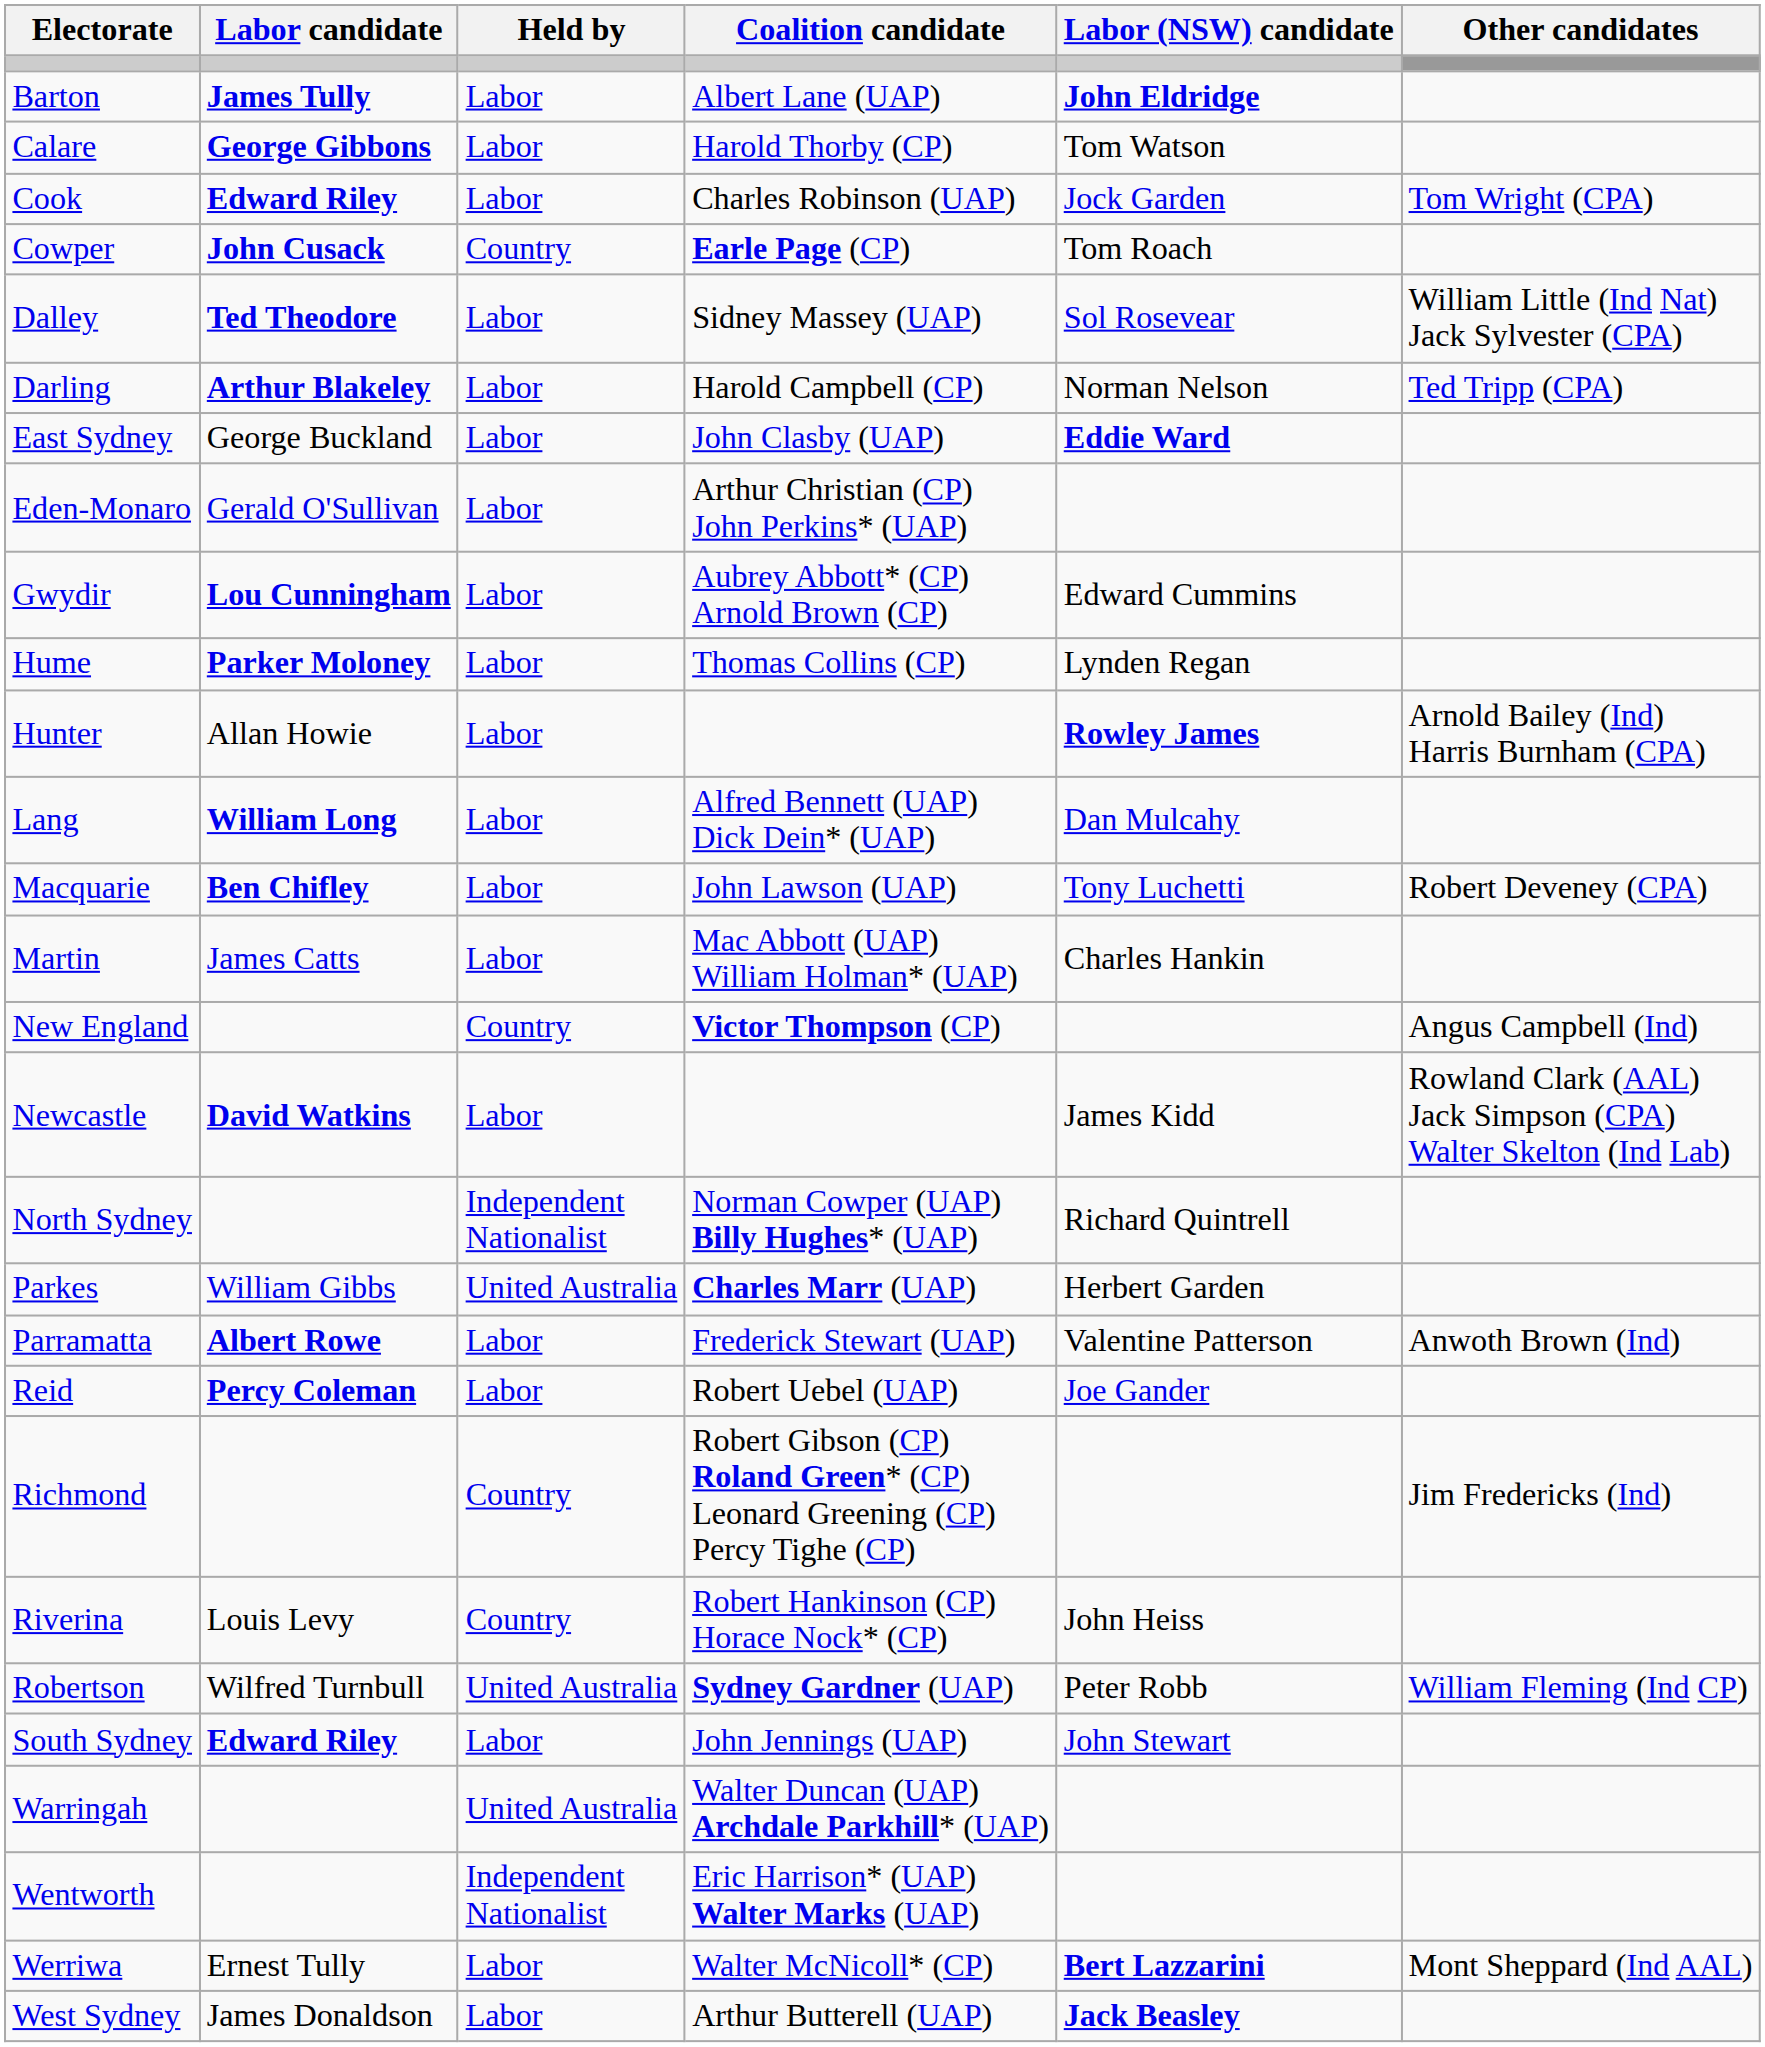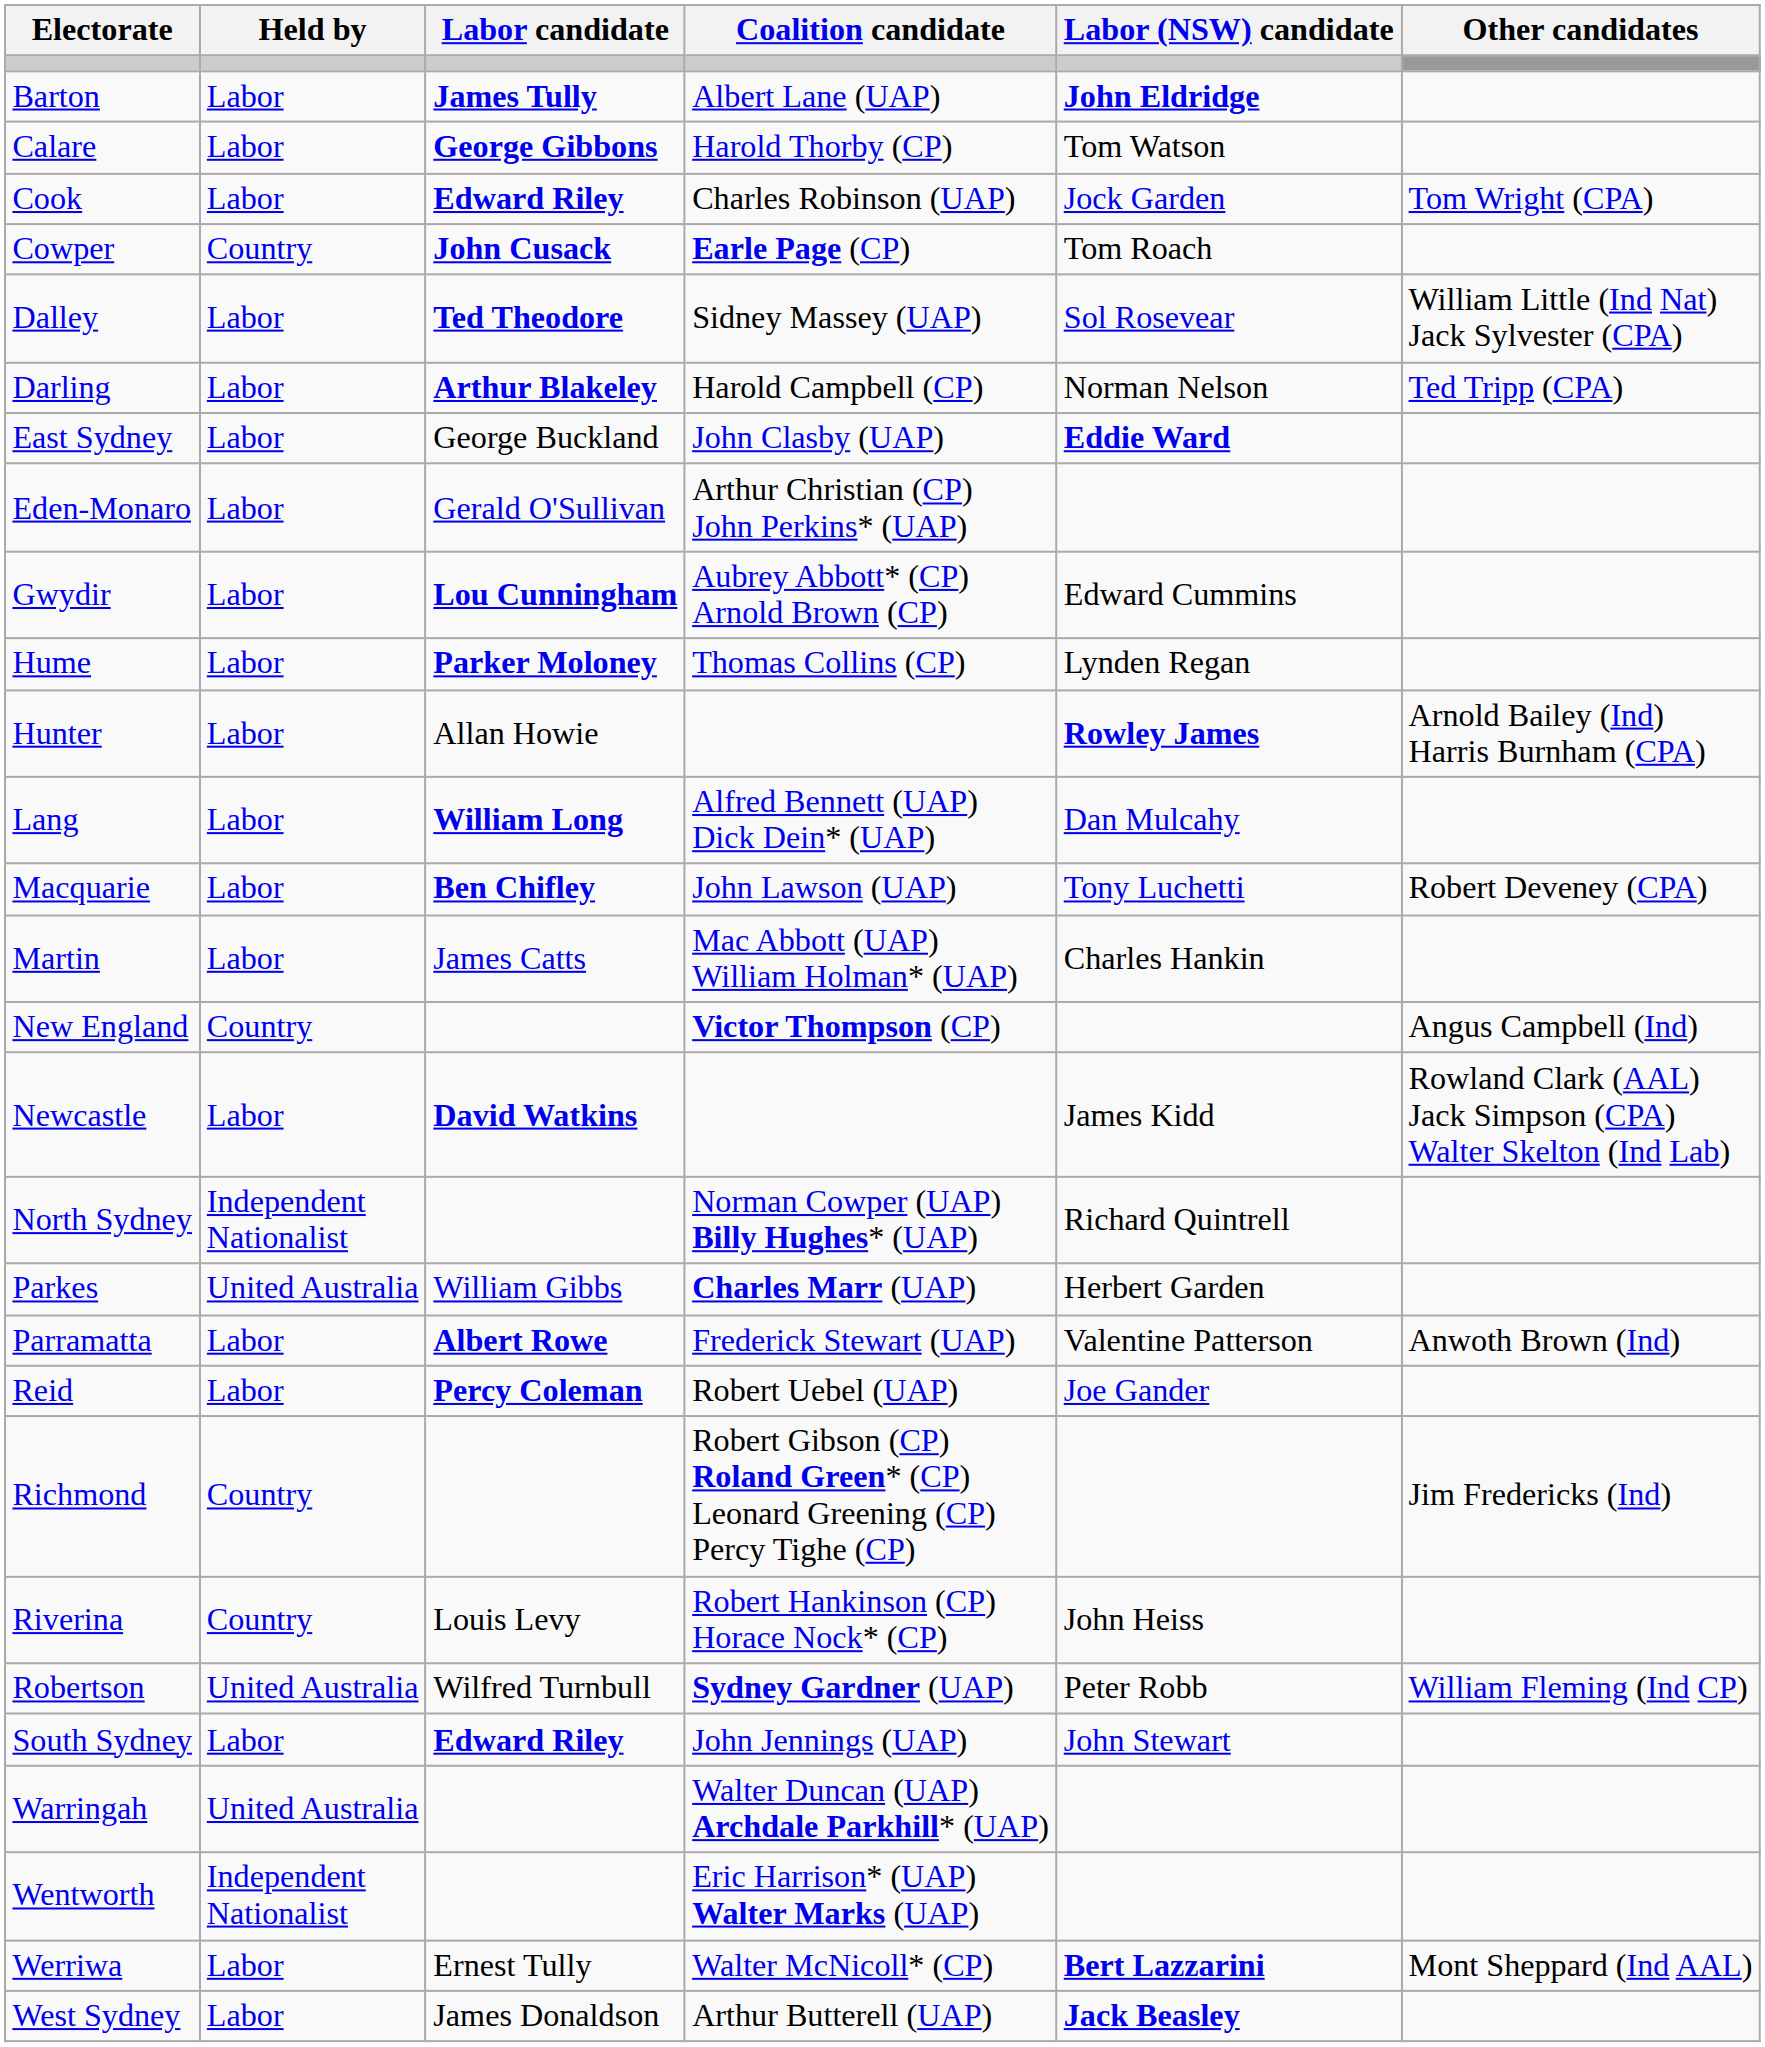columns swapped: (571, 30) <-> (329, 30)
